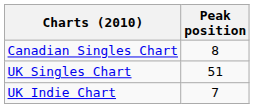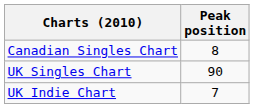(215, 72) 51 -> (215, 72) 90
